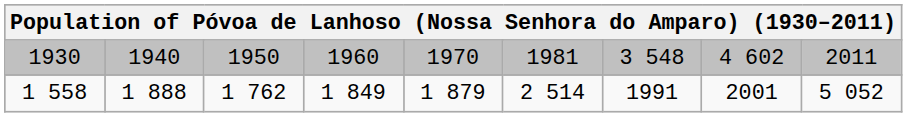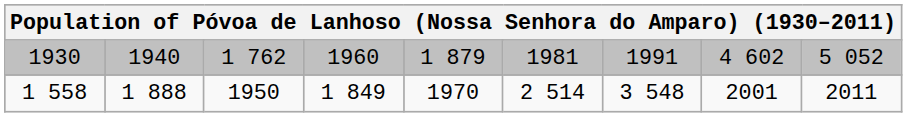(254, 58) 1950 -> (254, 58) 1 762
(453, 58) 1970 -> (453, 58) 1 879
(652, 58) 3 548 -> (652, 58) 1991
(851, 58) 2011 -> (851, 58) 5 052
(254, 93) 1 762 -> (254, 93) 1950
(453, 93) 1 879 -> (453, 93) 1970
(652, 93) 1991 -> (652, 93) 3 548
(851, 93) 5 052 -> (851, 93) 2011
